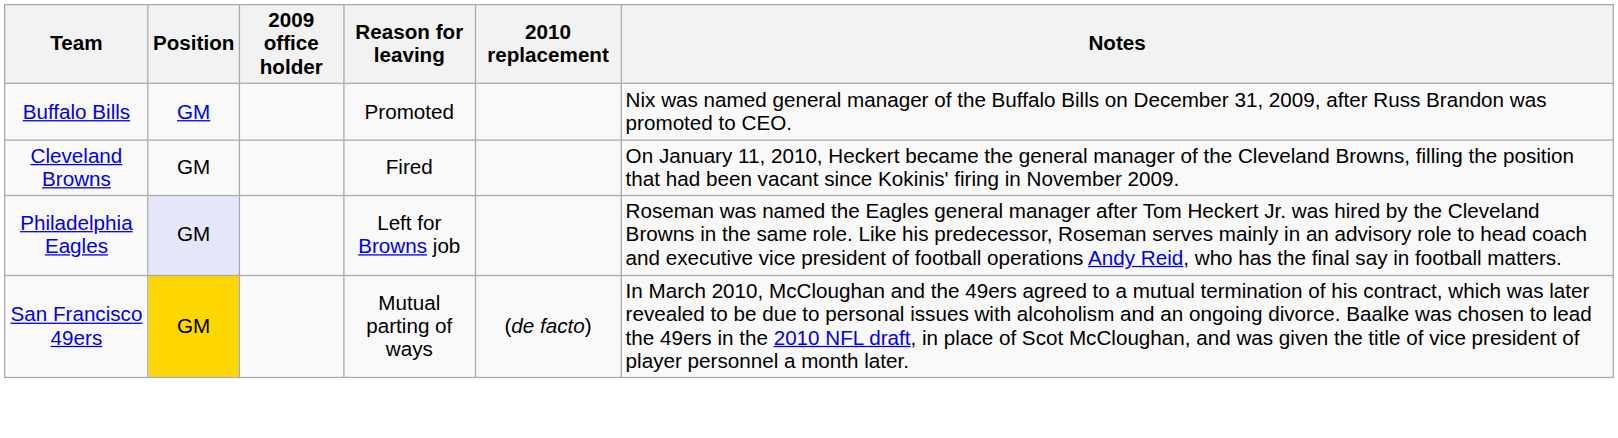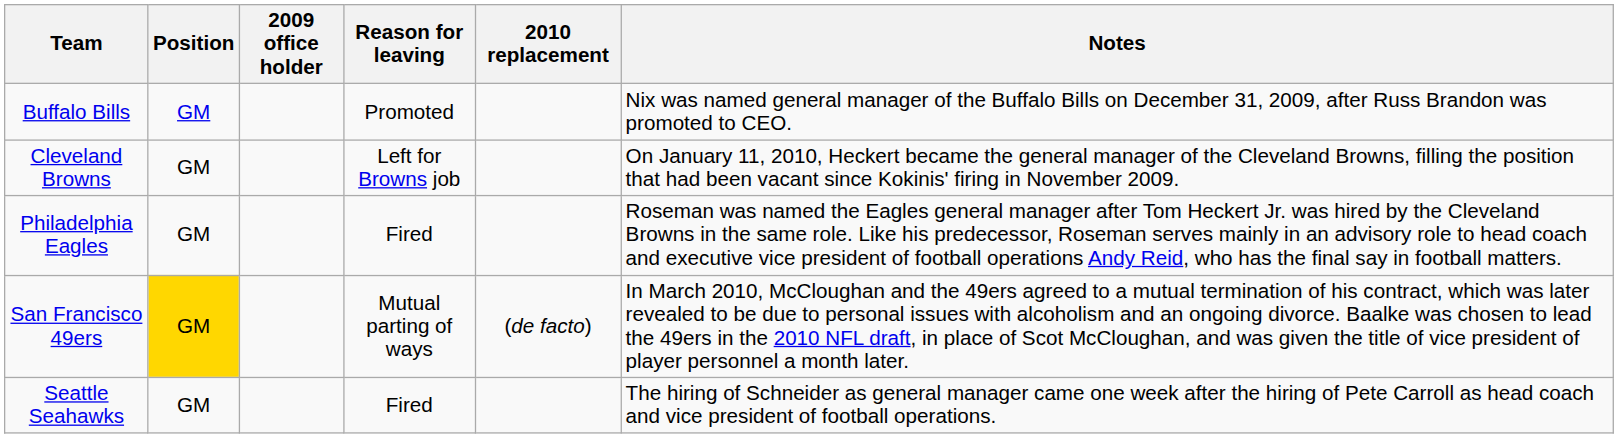(409, 167) Fired -> (409, 167) Left for Browns job
(194, 235) lavender background -> (194, 235) no background
(409, 235) Left for Browns job -> (409, 235) Fired
+ row: (76, 405)
